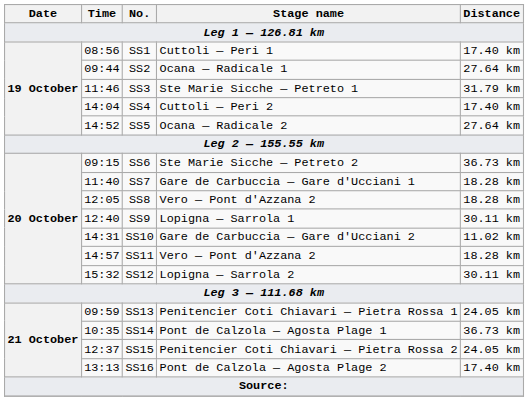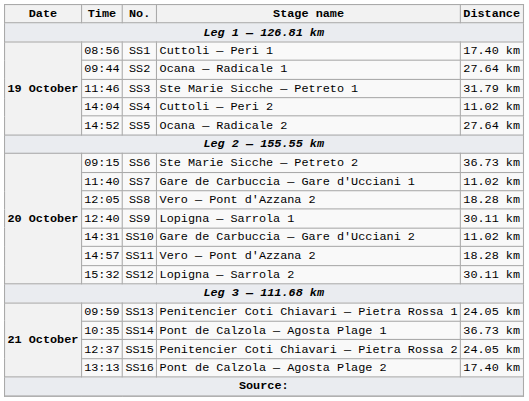(492, 107) 17.40 km -> (492, 107) 11.02 km
(492, 182) 18.28 km -> (492, 182) 11.02 km
